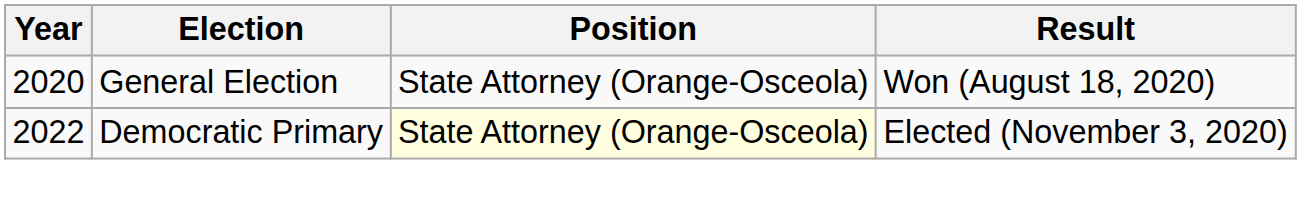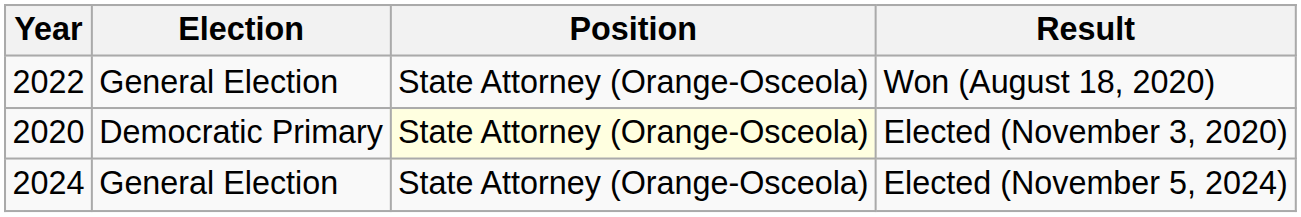(48, 81) 2020 -> (48, 81) 2022
(48, 132) 2022 -> (48, 132) 2020
+ row: (1086, 183)
